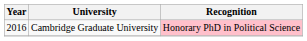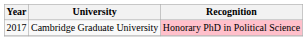(17, 28) 2016 -> (17, 28) 2017
